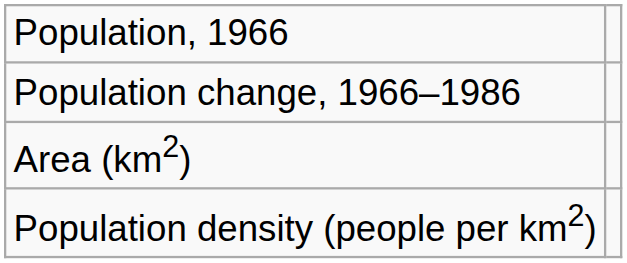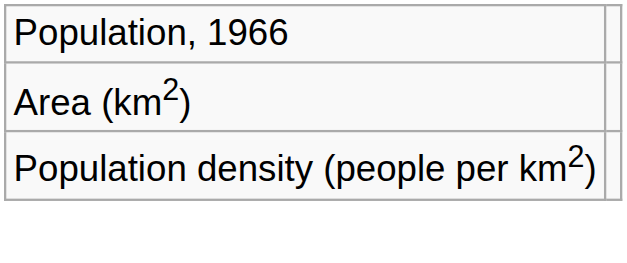- row: (267, 91)
